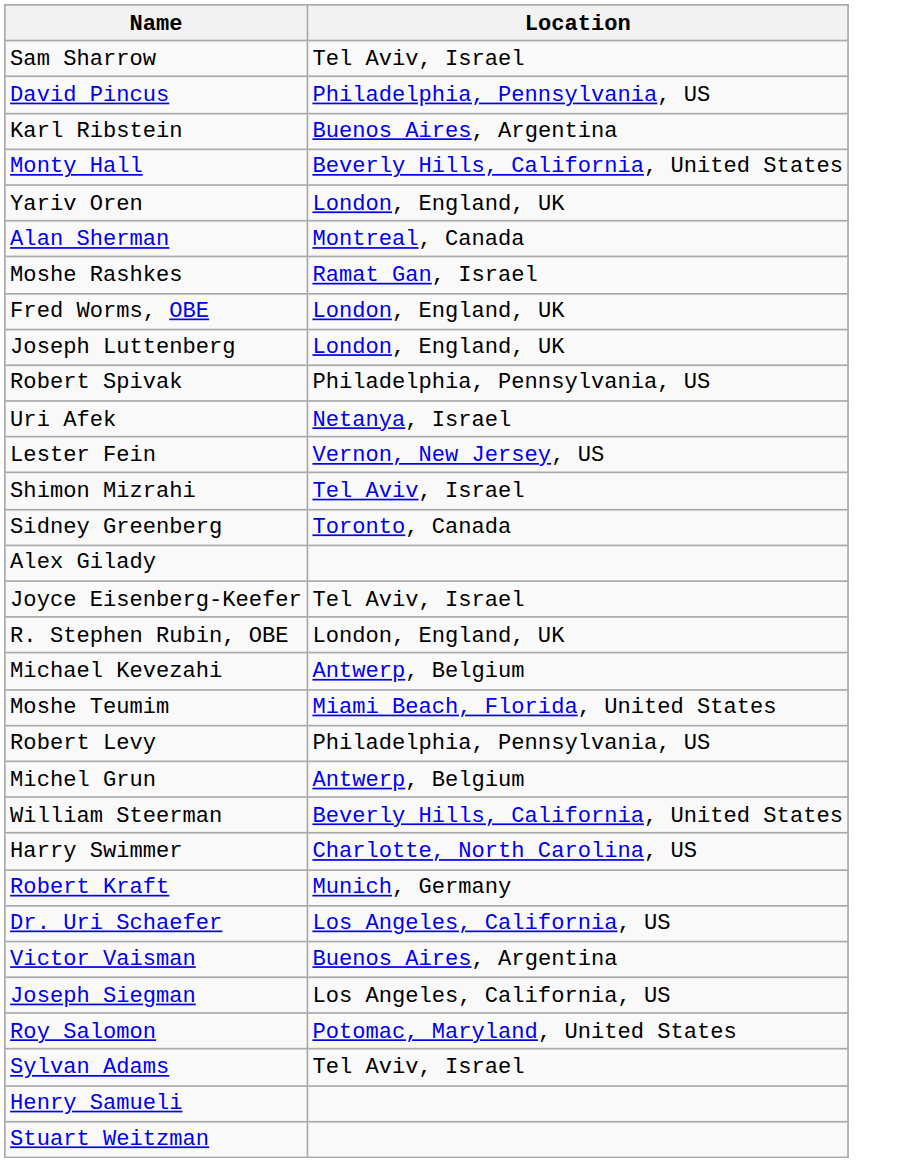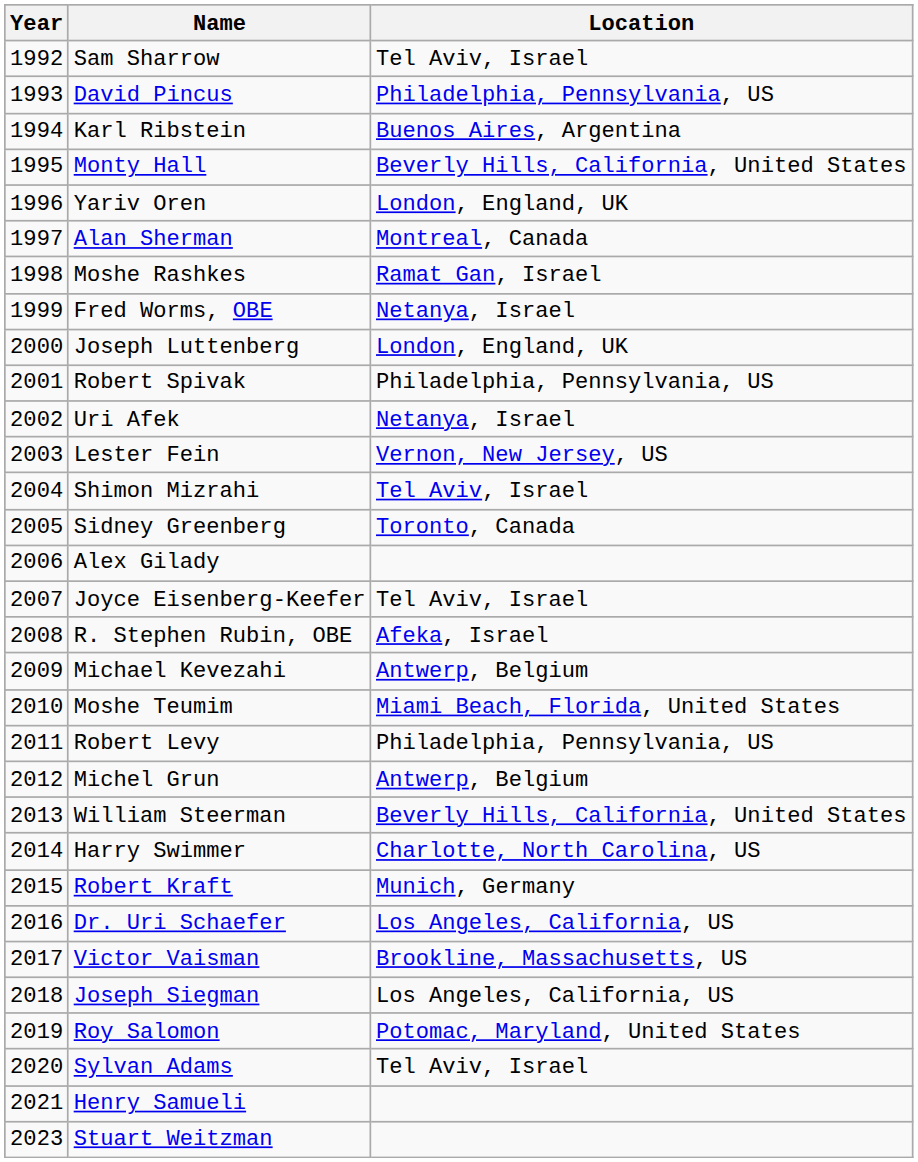+ column: (37, 23)
(438, 311) London, England, UK -> (475, 311) Netanya, Israel
(438, 635) London, England, UK -> (462, 635) Afeka, Israel
(465, 959) Buenos Aires, Argentina -> (562, 959) Brookline, Massachusetts, US
